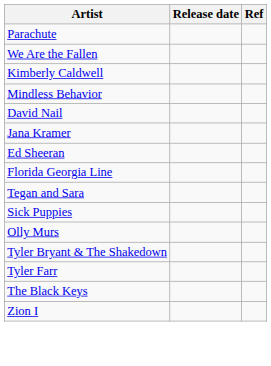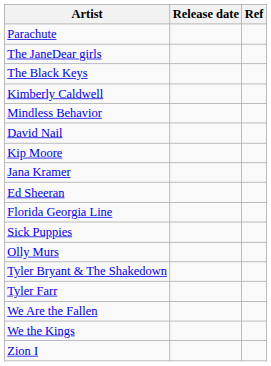+ row: (54, 53)
rows swapped: (47, 291) <-> (52, 53)
+ row: (35, 152)
- row: (46, 192)
+ row: (41, 331)
